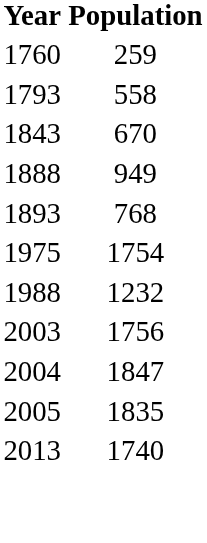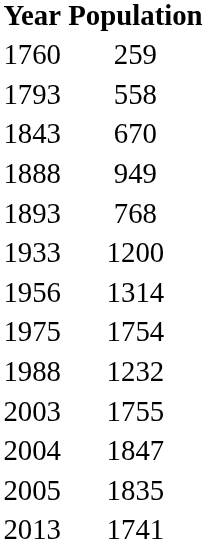+ row: (32, 252)
+ row: (32, 292)
(135, 331) 1756 -> (135, 411) 1755
(135, 450) 1740 -> (135, 530) 1741
